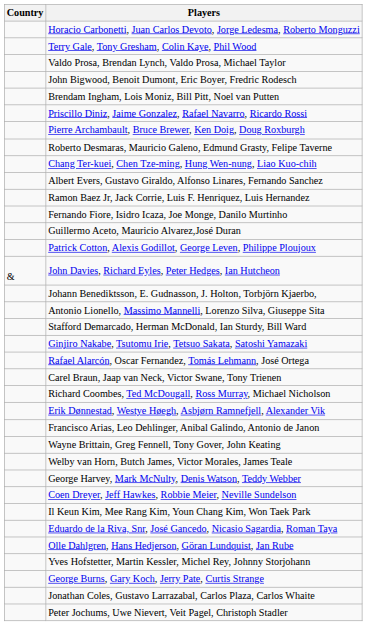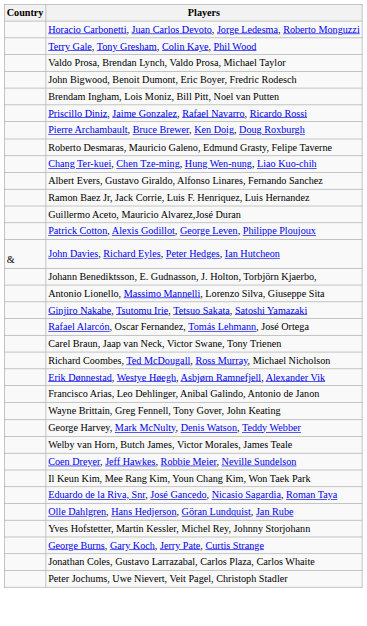- row: (168, 214)
- row: (177, 327)
rows swapped: (170, 461) <-> (175, 478)
